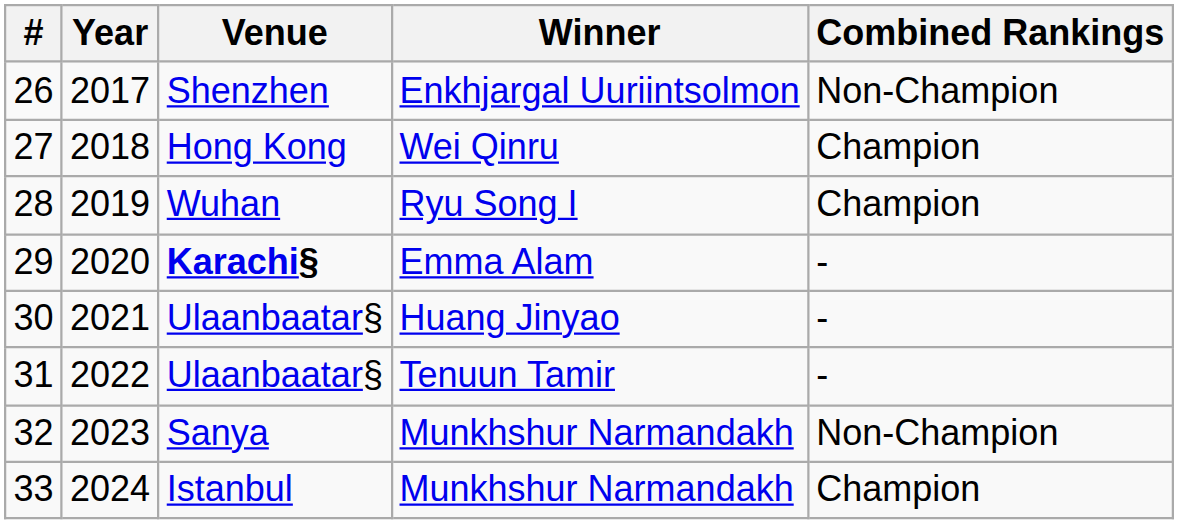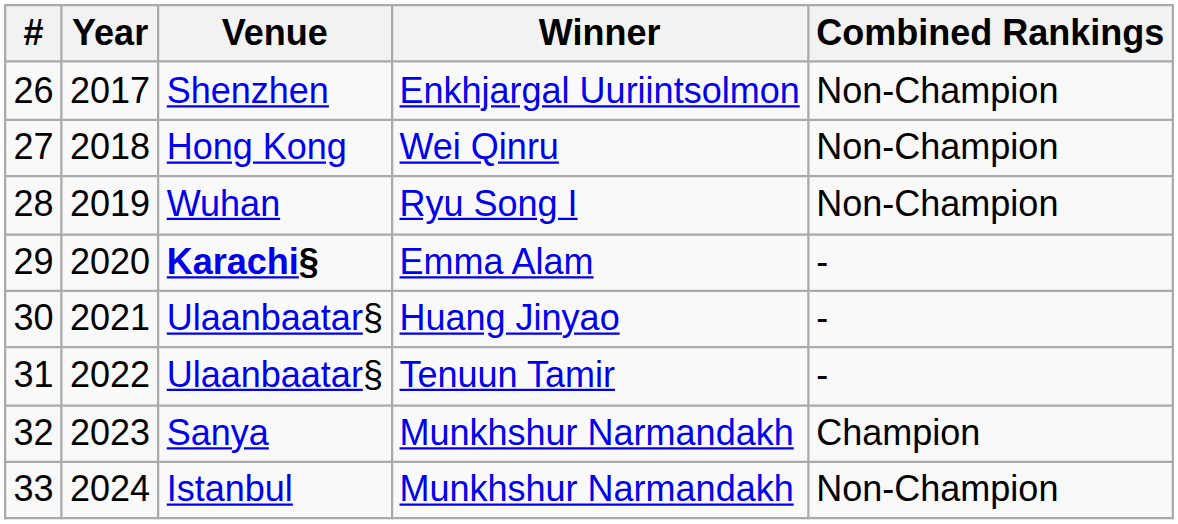(898, 147) Champion -> (937, 147) Non-Champion
(898, 204) Champion -> (937, 204) Non-Champion
(937, 432) Non-Champion -> (898, 432) Champion
(898, 489) Champion -> (937, 489) Non-Champion
